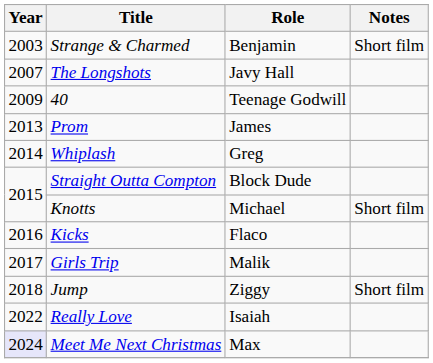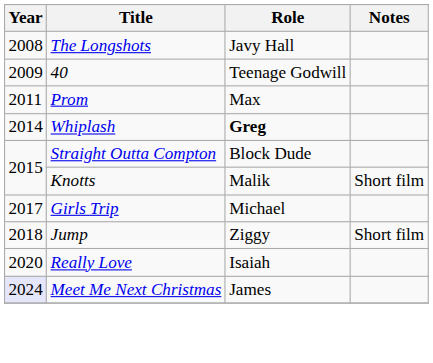- row: (120, 45)
(26, 72) 2007 -> (26, 45) 2008
(26, 126) 2013 -> (25, 99) 2011
(250, 126) James -> (245, 99) Max
(246, 153) normal -> (248, 126) bold
(257, 208) Michael -> (250, 180) Malik
- row: (70, 235)
(250, 262) Malik -> (257, 208) Michael
(26, 316) 2022 -> (26, 262) 2020
(245, 343) Max -> (250, 289) James
